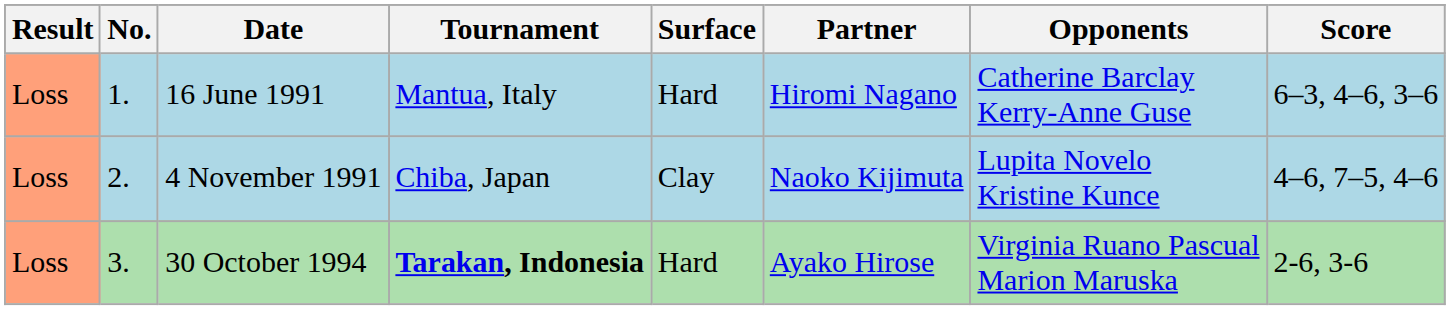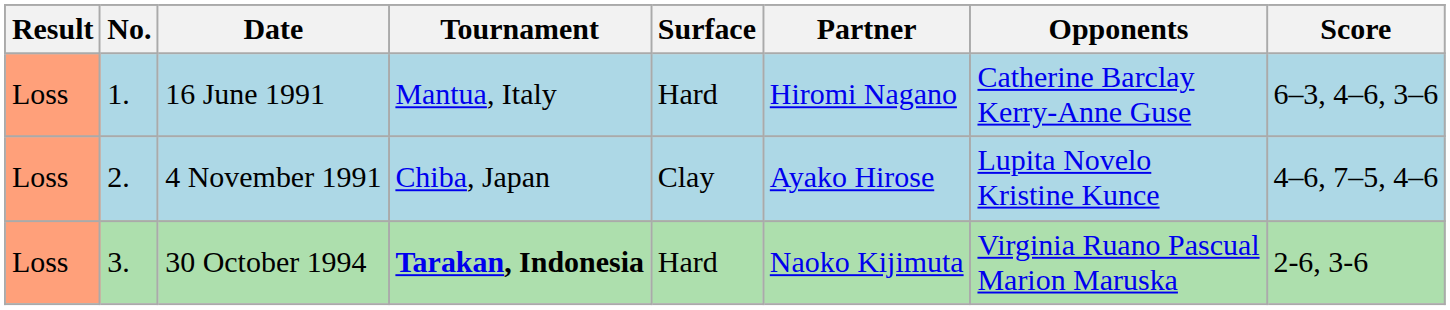(867, 177) Naoko Kijimuta -> (852, 177) Ayako Hirose
(852, 261) Ayako Hirose -> (867, 261) Naoko Kijimuta
